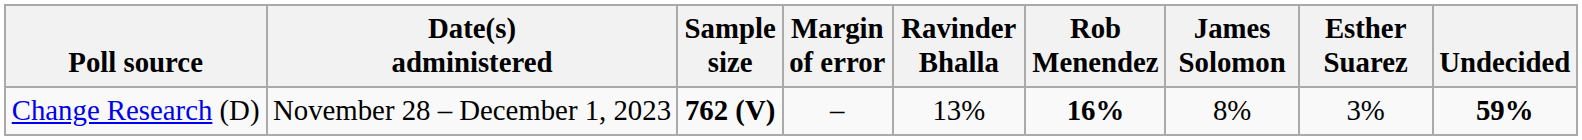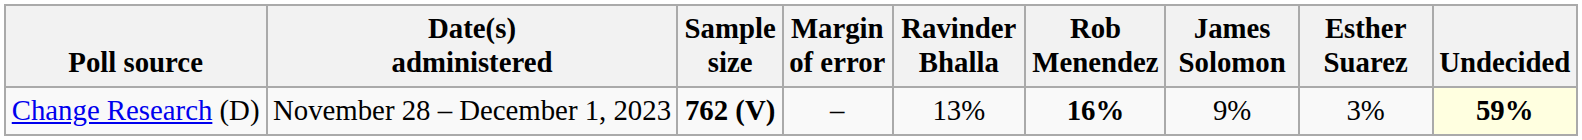(1232, 110) 8% -> (1232, 110) 9%
(1505, 110) no background -> (1505, 110) lightyellow background
